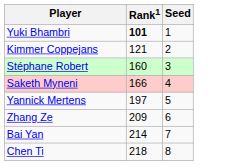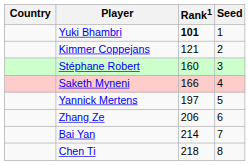+ column: (30, 14)
(138, 117) 209 -> (190, 117) 206
